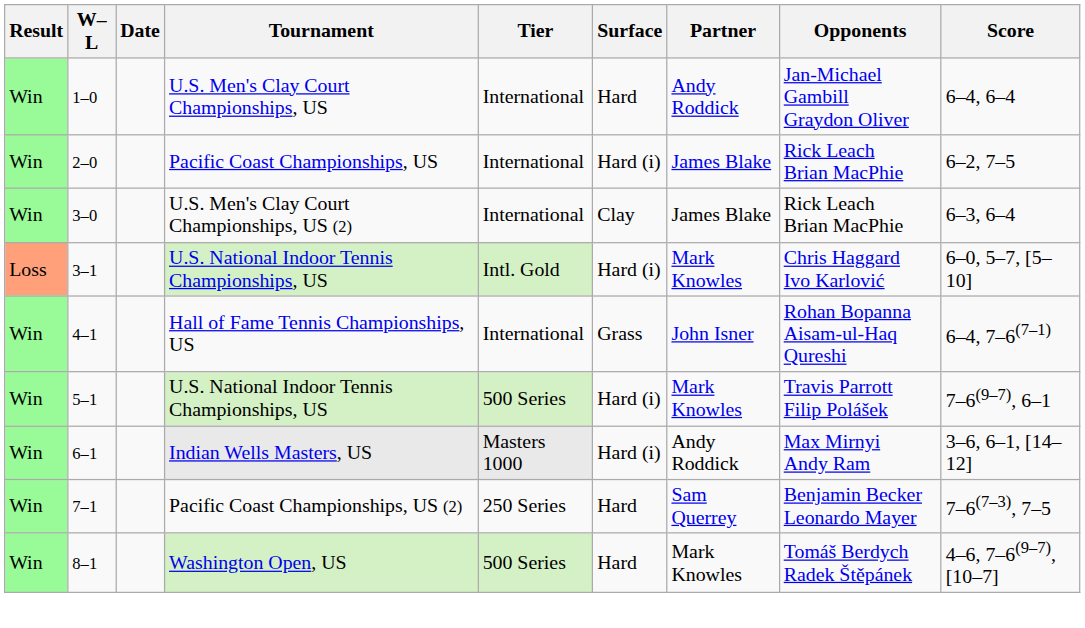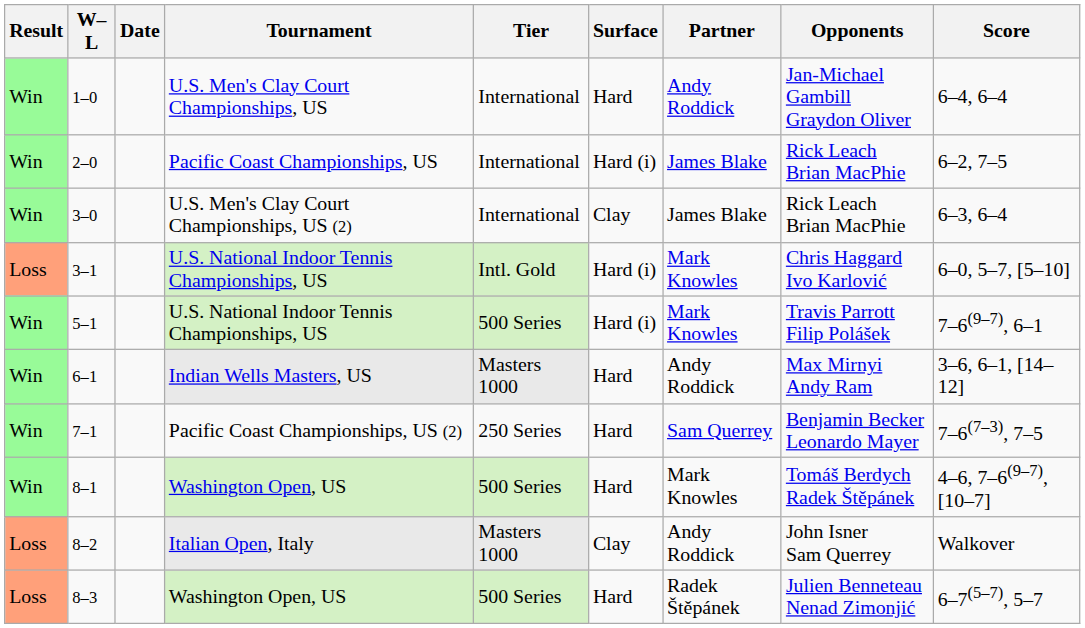- row: (85, 335)
(629, 452) Hard (i) -> (613, 376) Hard
+ row: (85, 544)
+ row: (85, 598)
